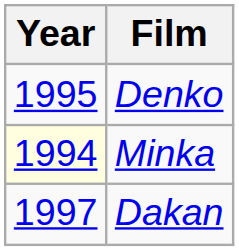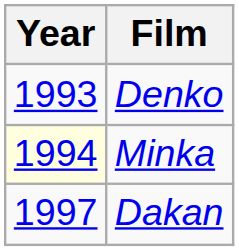(56, 93) 1995 -> (56, 93) 1993
